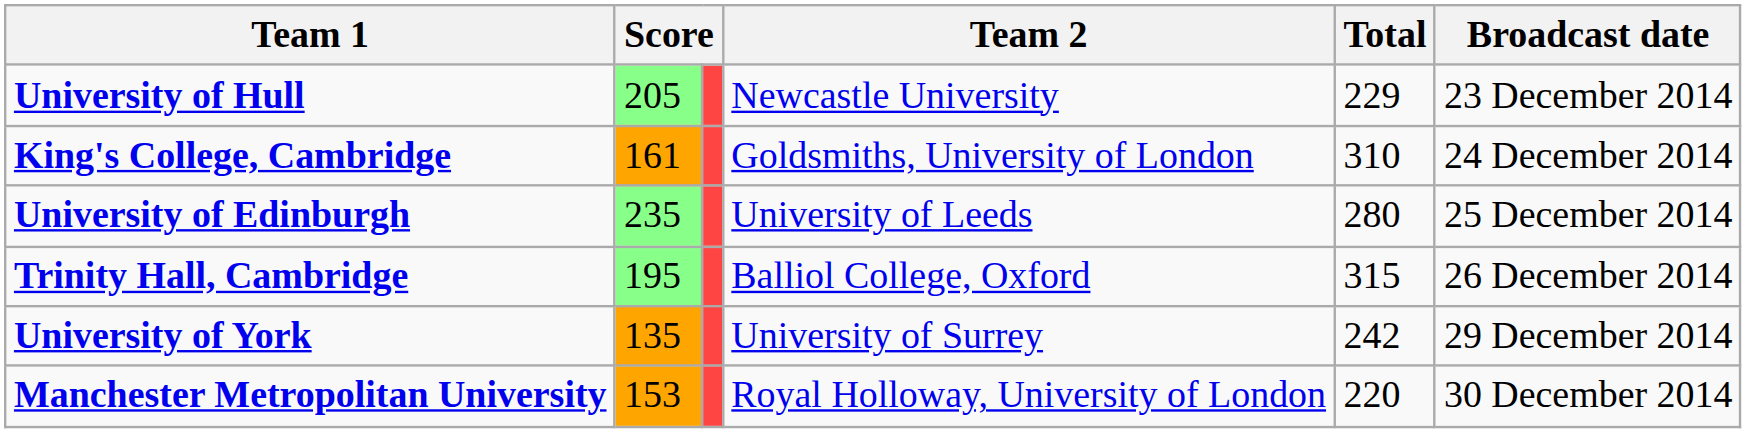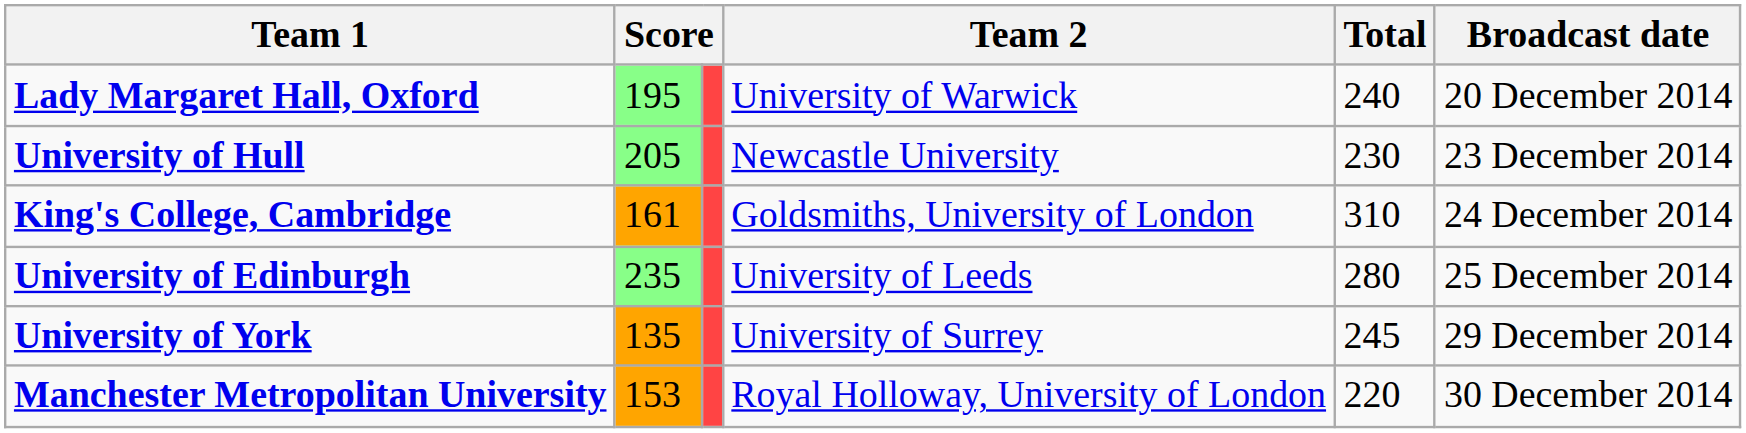+ row: (246, 94)
(1372, 94) 229 -> (1372, 154) 230
- row: (211, 275)
(1372, 335) 242 -> (1372, 335) 245
